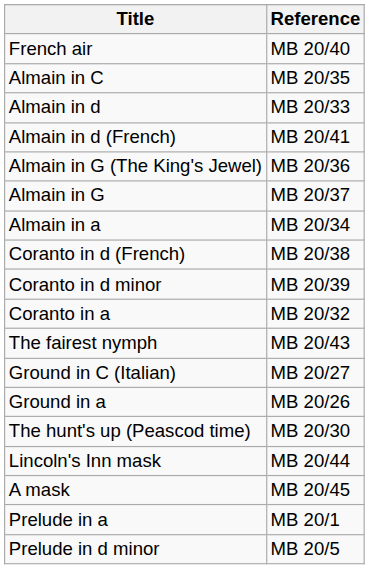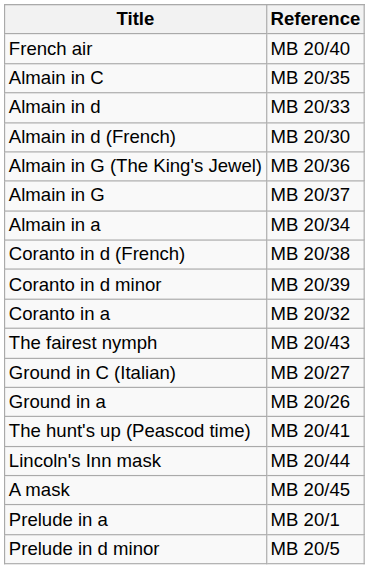(310, 136) MB 20/41 -> (310, 136) MB 20/30
(310, 431) MB 20/30 -> (310, 431) MB 20/41
